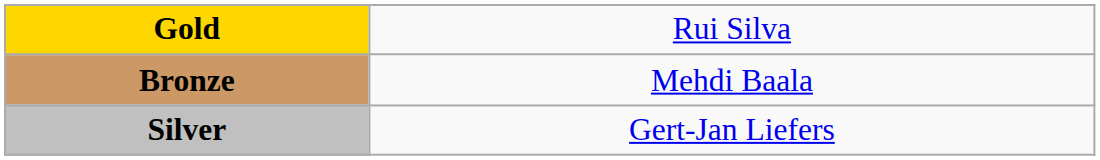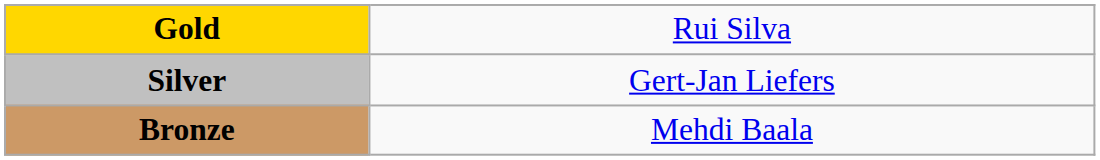rows swapped: (187, 129) <-> (187, 79)
